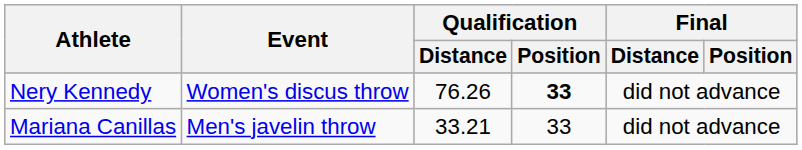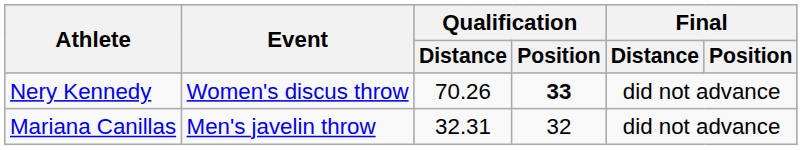(463, 91) 76.26 -> (463, 91) 70.26
(463, 127) 33.21 -> (463, 127) 32.31
(559, 127) 33 -> (559, 127) 32
